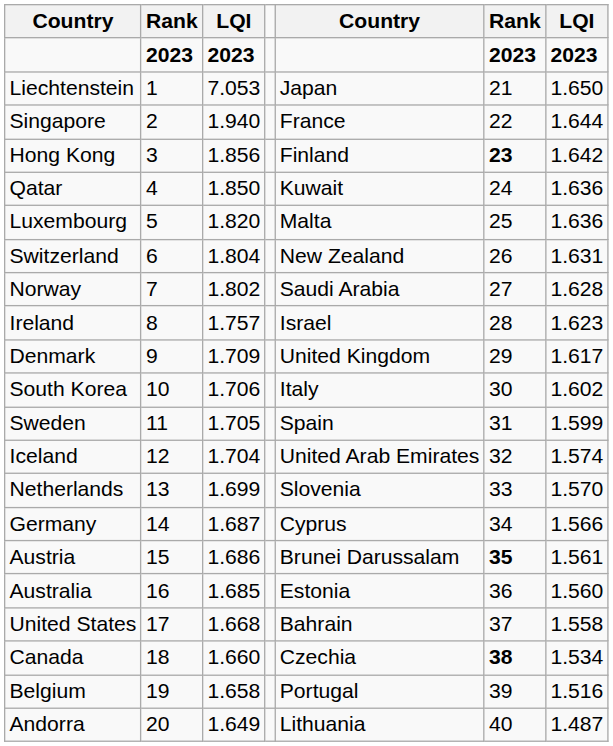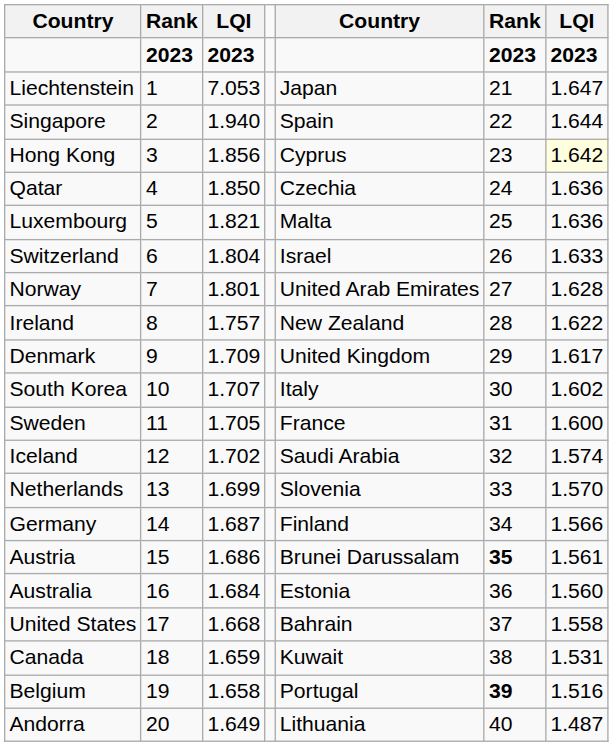(577, 88) 1.650 -> (577, 88) 1.647
(313, 121) France -> (307, 121) Spain
(314, 155) Finland -> (313, 155) Cyprus
(501, 155) bold -> (501, 155) normal
(577, 155) no background -> (577, 155) lightyellow background
(311, 188) Kuwait -> (318, 188) Czechia
(234, 222) 1.820 -> (234, 222) 1.821
(342, 255) New Zealand -> (306, 255) Israel
(577, 255) 1.631 -> (577, 255) 1.633
(234, 289) 1.802 -> (234, 289) 1.801
(340, 289) Saudi Arabia -> (380, 289) United Arab Emirates
(306, 322) Israel -> (342, 322) New Zealand
(577, 322) 1.623 -> (577, 322) 1.622
(234, 389) 1.706 -> (234, 389) 1.707
(307, 423) Spain -> (313, 423) France
(577, 423) 1.599 -> (577, 423) 1.600
(234, 456) 1.704 -> (234, 456) 1.702
(380, 456) United Arab Emirates -> (340, 456) Saudi Arabia
(313, 523) Cyprus -> (314, 523) Finland
(234, 590) 1.685 -> (234, 590) 1.684
(234, 657) 1.660 -> (234, 657) 1.659
(318, 657) Czechia -> (311, 657) Kuwait
(501, 657) bold -> (501, 657) normal
(577, 657) 1.534 -> (577, 657) 1.531
(501, 691) normal -> (501, 691) bold
